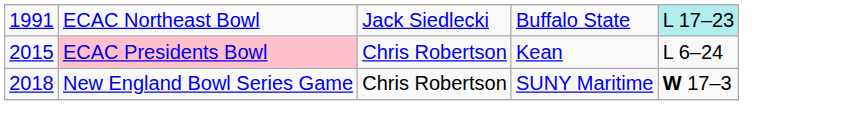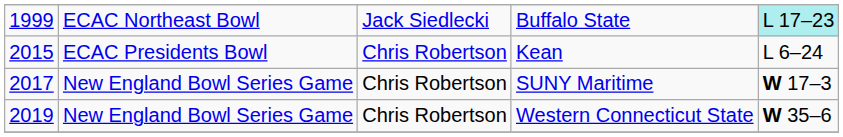(31, 20) 1991 -> (31, 20) 1999
(165, 52) pink background -> (165, 52) no background
(31, 83) 2018 -> (31, 83) 2017
+ row: (635, 115)
